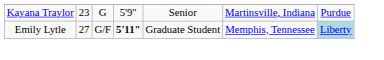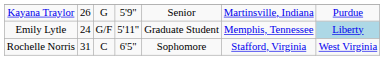(84, 13) 23 -> (85, 13) 26
(84, 30) 27 -> (85, 30) 24
(128, 30) bold -> (128, 30) normal
+ row: (41, 47)
